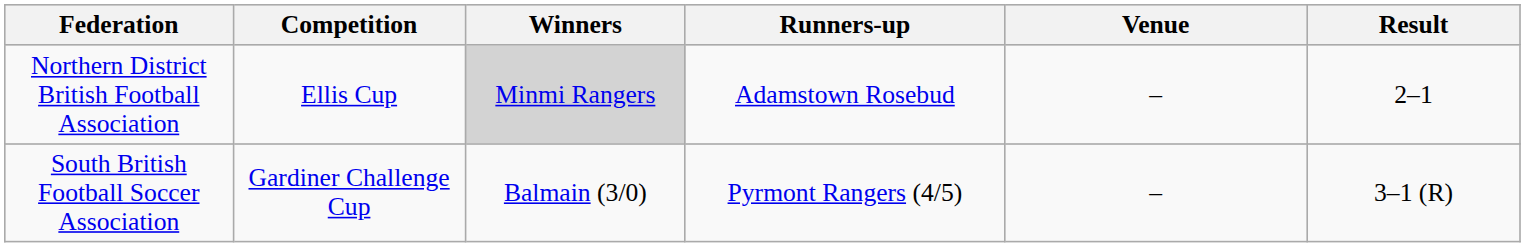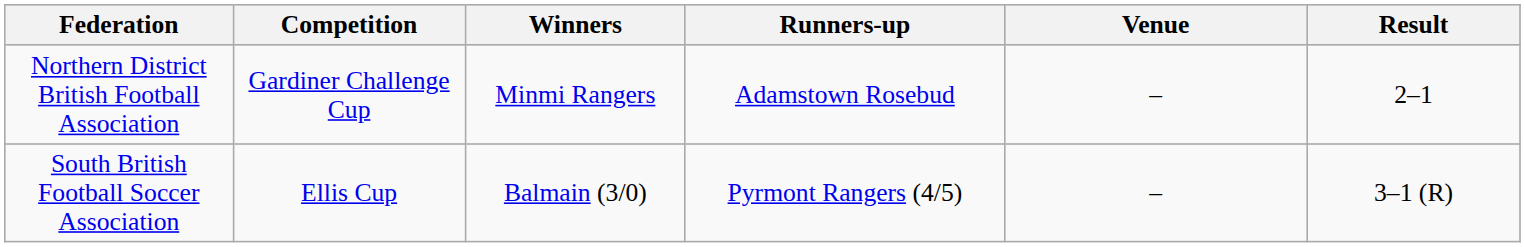(349, 94) Ellis Cup -> (349, 94) Gardiner Challenge Cup
(575, 94) lightgrey background -> (575, 94) no background
(349, 192) Gardiner Challenge Cup -> (349, 192) Ellis Cup
